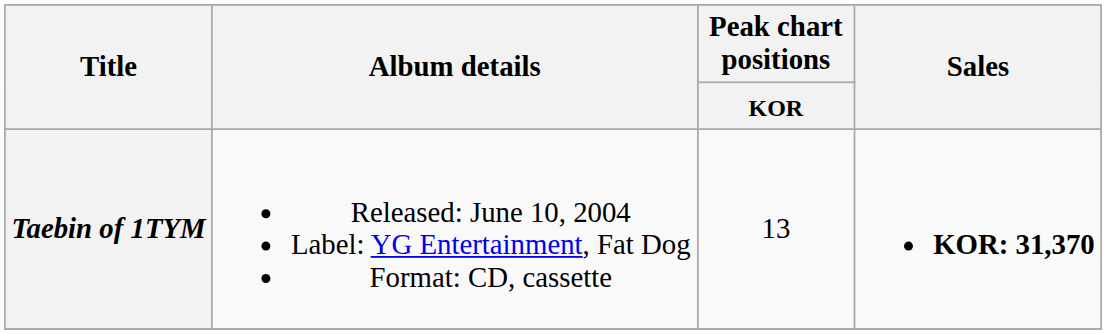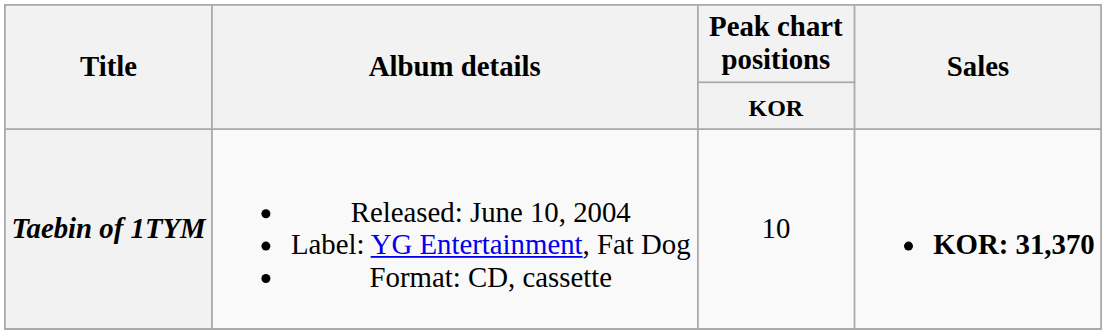(776, 228) 13 -> (776, 228) 10
